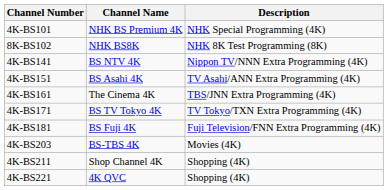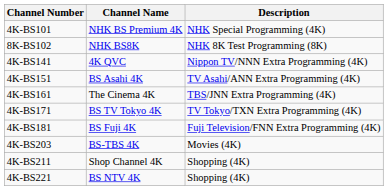(115, 62) BS NTV 4K -> (107, 62) 4K QVC
(107, 177) 4K QVC -> (115, 177) BS NTV 4K
